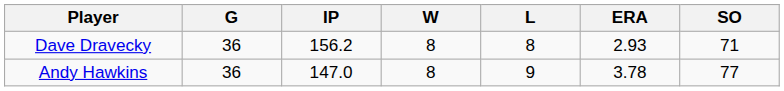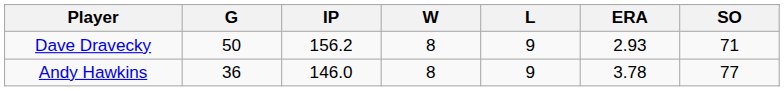(231, 45) 36 -> (231, 45) 50
(530, 45) 8 -> (530, 45) 9
(331, 72) 147.0 -> (331, 72) 146.0
